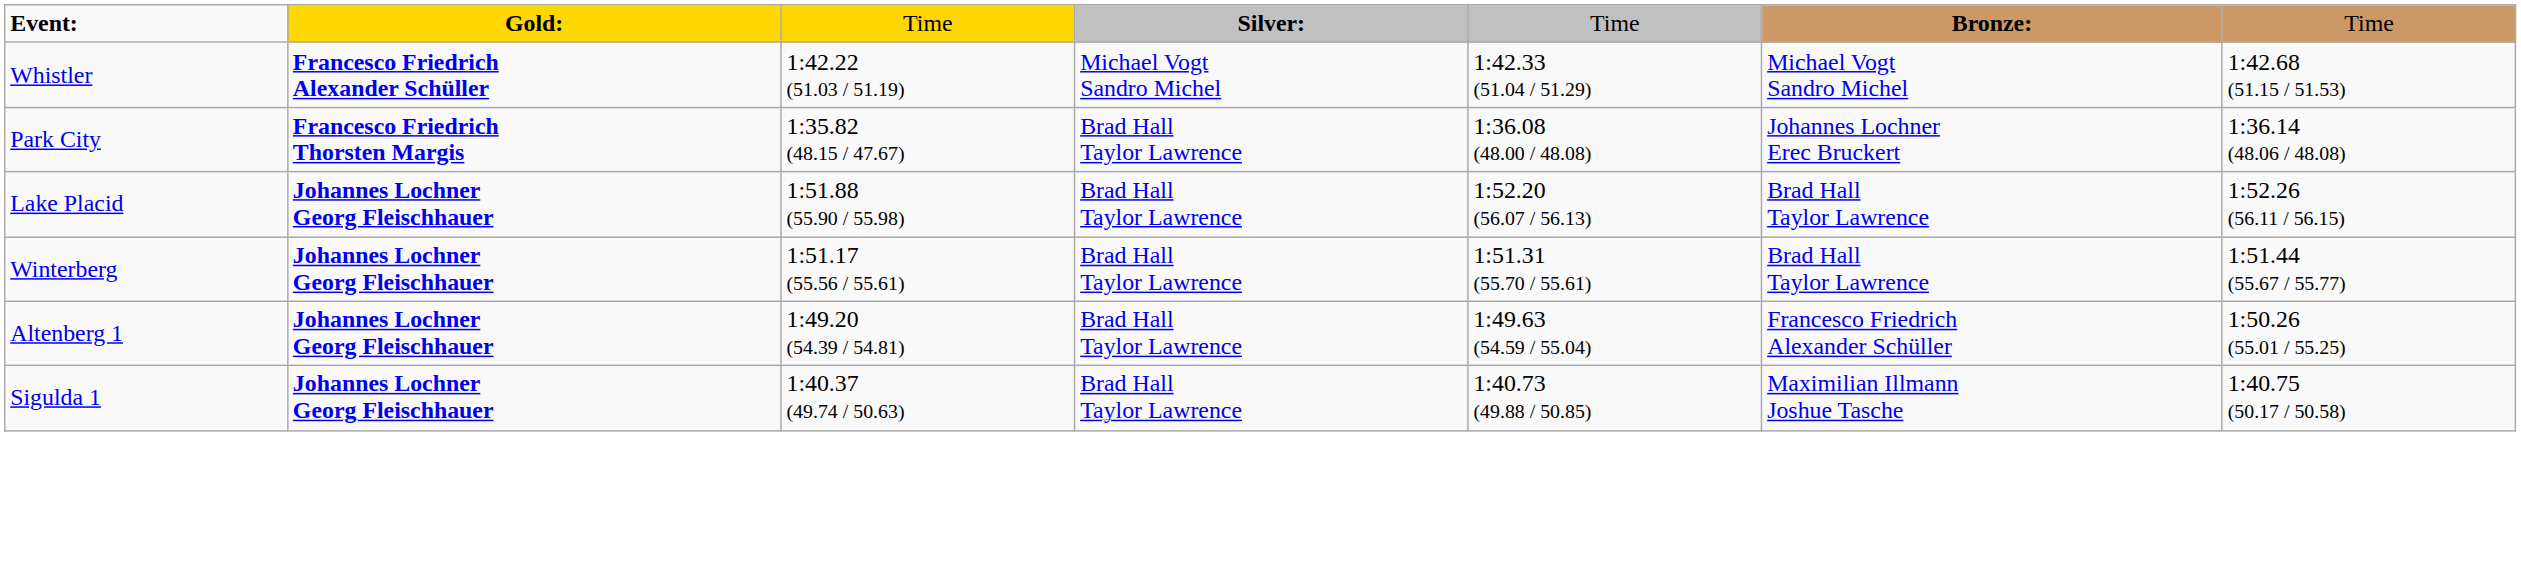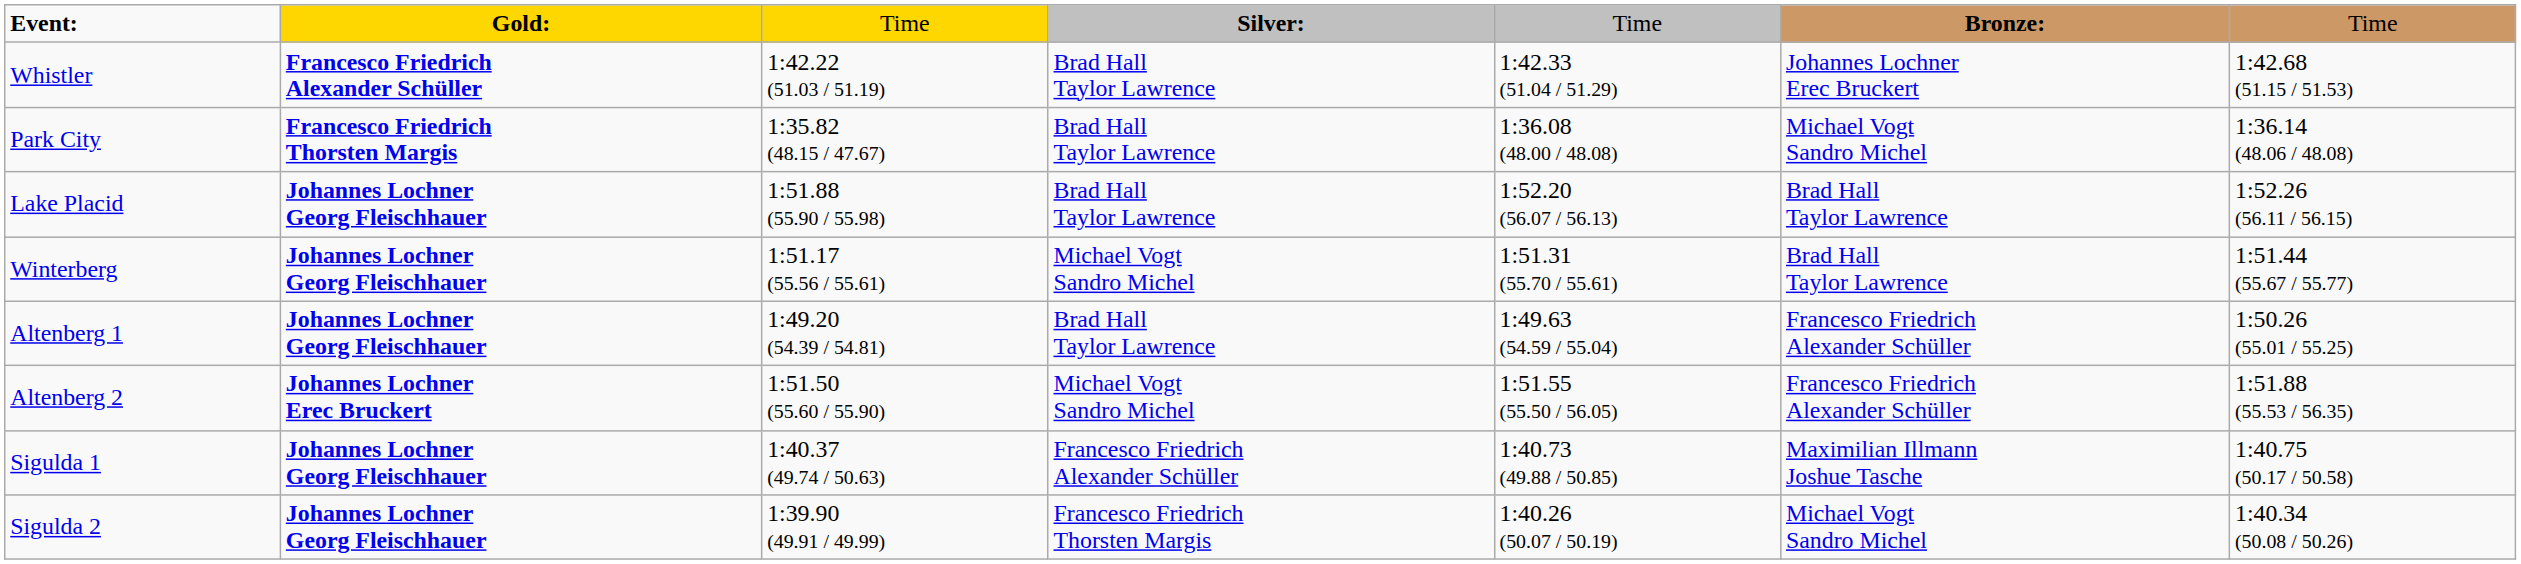(1151, 74) Michael Vogt Sandro Michel -> (1134, 74) Brad Hall Taylor Lawrence
(1838, 74) Michael Vogt Sandro Michel -> (1872, 74) Johannes Lochner Erec Bruckert
(1854, 139) Johannes Lochner Erec Bruckert -> (1856, 139) Michael Vogt Sandro Michel
(1161, 268) Brad Hall Taylor Lawrence -> (1124, 268) Michael Vogt Sandro Michel
+ row: (67, 397)
(1161, 397) Brad Hall Taylor Lawrence -> (1149, 462) Francesco Friedrich Alexander Schüller
+ row: (56, 527)
